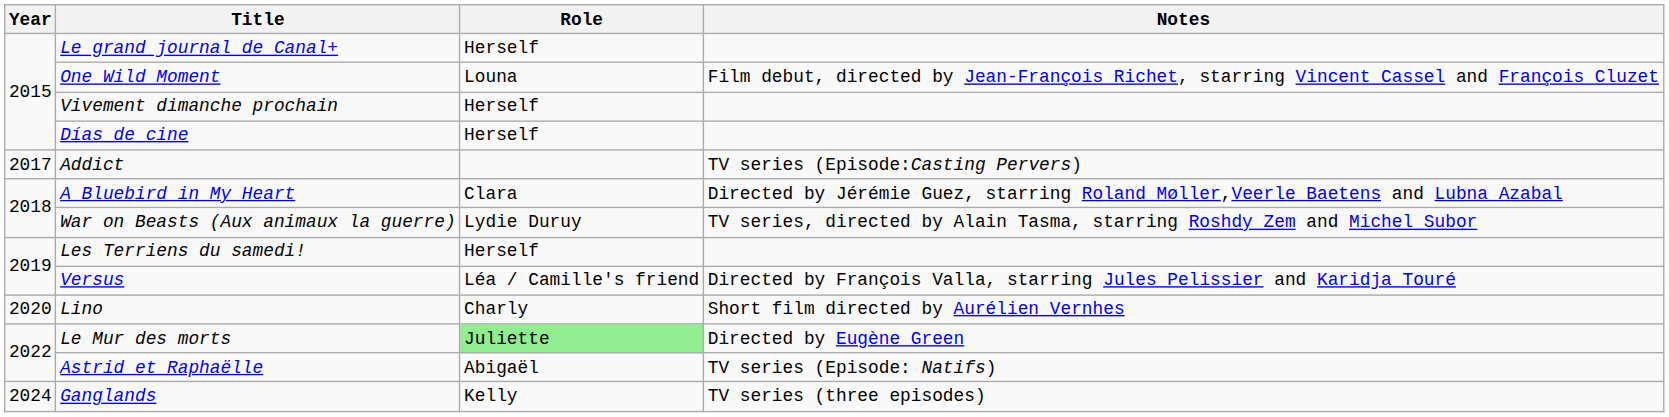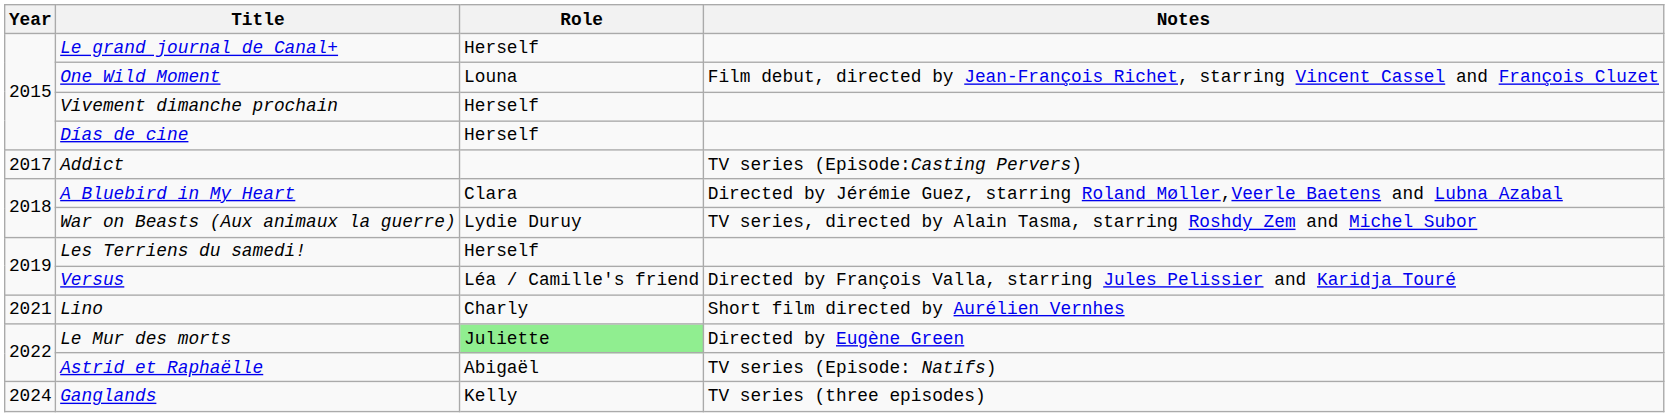(30, 309) 2020 -> (30, 309) 2021
